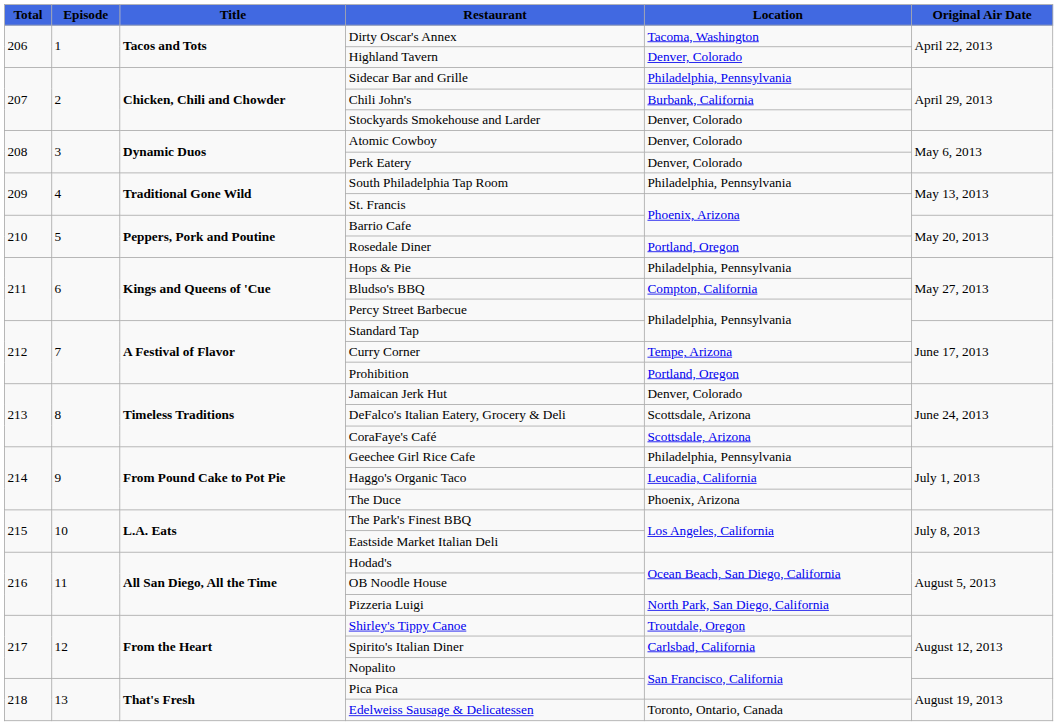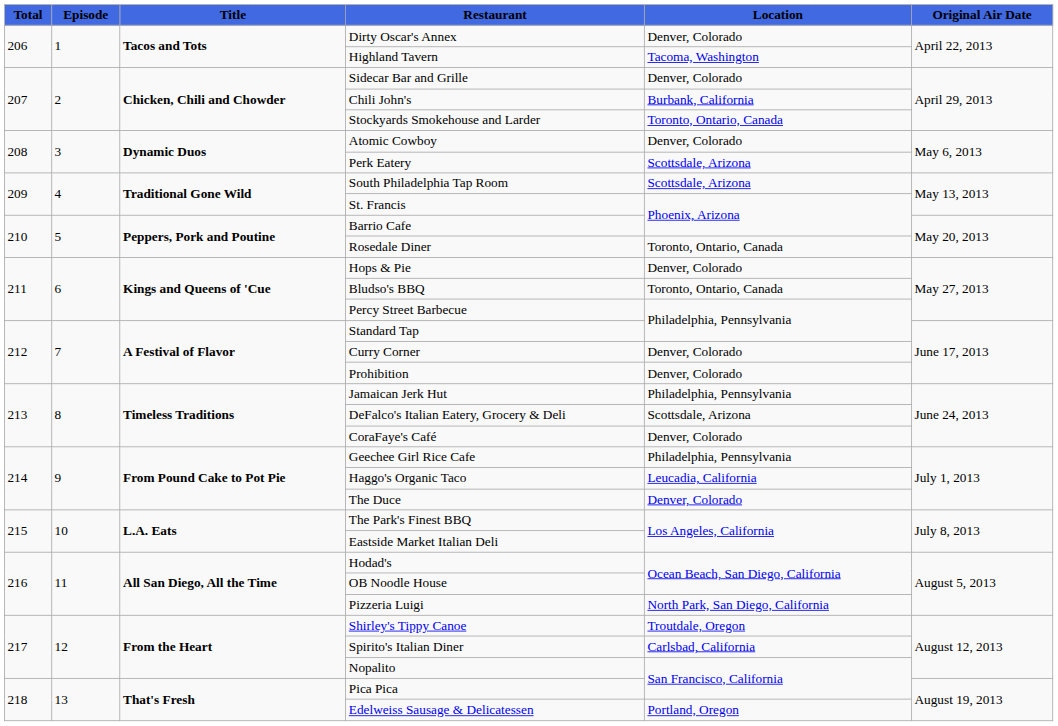(703, 36) Tacoma, Washington -> (695, 36) Denver, Colorado
(695, 57) Denver, Colorado -> (703, 57) Tacoma, Washington
(719, 78) Philadelphia, Pennsylvania -> (695, 78) Denver, Colorado
(695, 120) Denver, Colorado -> (715, 120) Toronto, Ontario, Canada
(695, 162) Denver, Colorado -> (699, 162) Scottsdale, Arizona
(719, 183) Philadelphia, Pennsylvania -> (699, 183) Scottsdale, Arizona
(693, 246) Portland, Oregon -> (715, 246) Toronto, Ontario, Canada
(719, 267) Philadelphia, Pennsylvania -> (695, 267) Denver, Colorado
(702, 288) Compton, California -> (715, 288) Toronto, Ontario, Canada
(690, 352) Tempe, Arizona -> (695, 352) Denver, Colorado
(693, 373) Portland, Oregon -> (695, 373) Denver, Colorado
(695, 394) Denver, Colorado -> (719, 394) Philadelphia, Pennsylvania
(699, 436) Scottsdale, Arizona -> (695, 436) Denver, Colorado
(694, 499) Phoenix, Arizona -> (695, 499) Denver, Colorado
(715, 710) Toronto, Ontario, Canada -> (693, 710) Portland, Oregon
